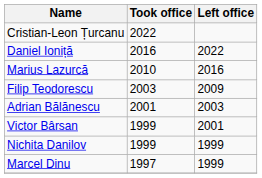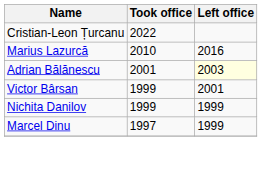- row: (40, 51)
- row: (50, 88)
(211, 107) no background -> (211, 70) lightyellow background
